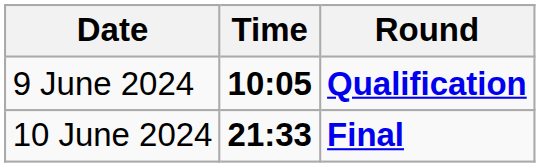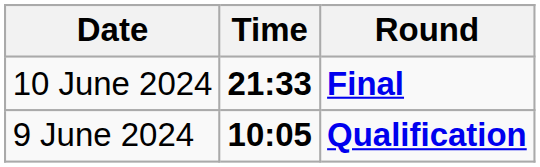rows swapped: (103, 82) <-> (113, 135)
